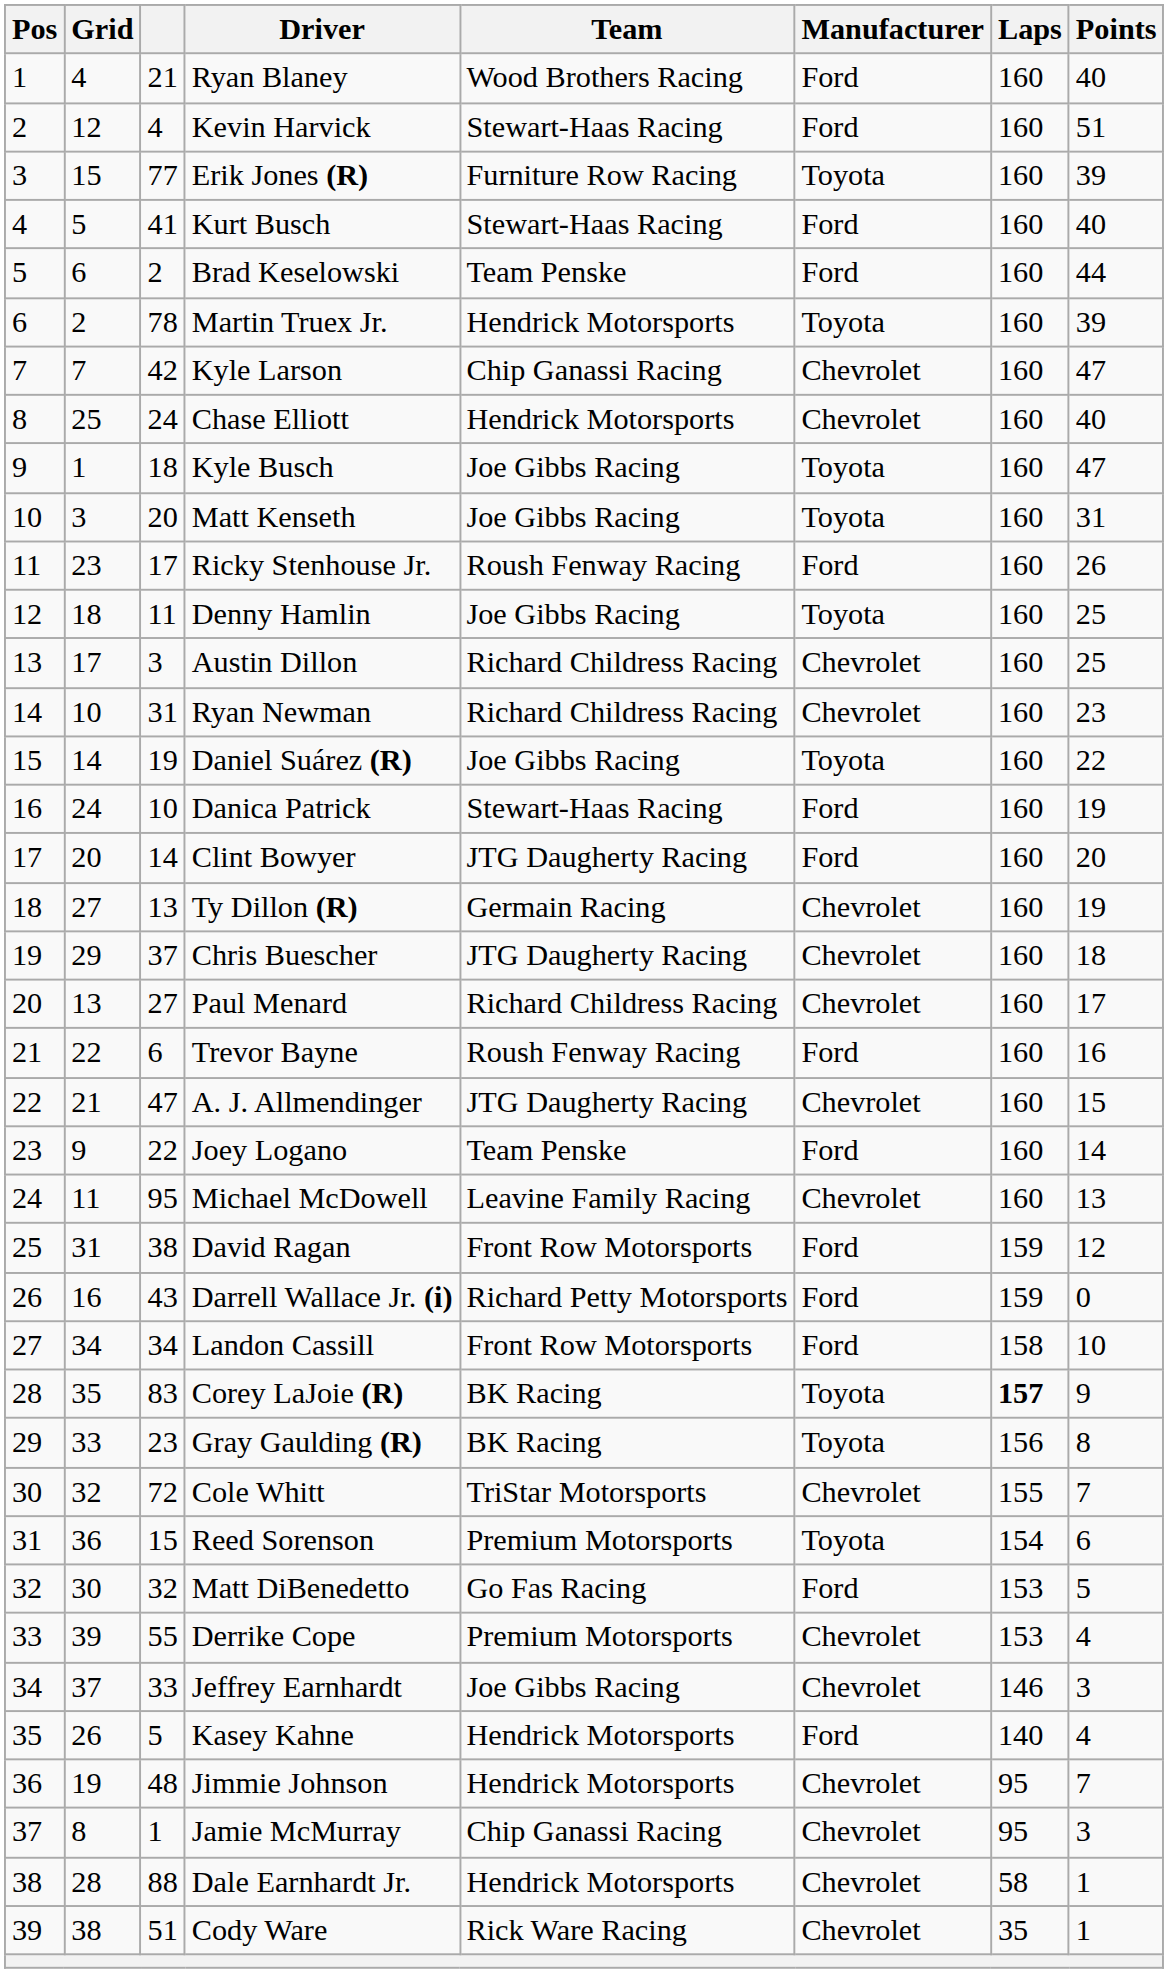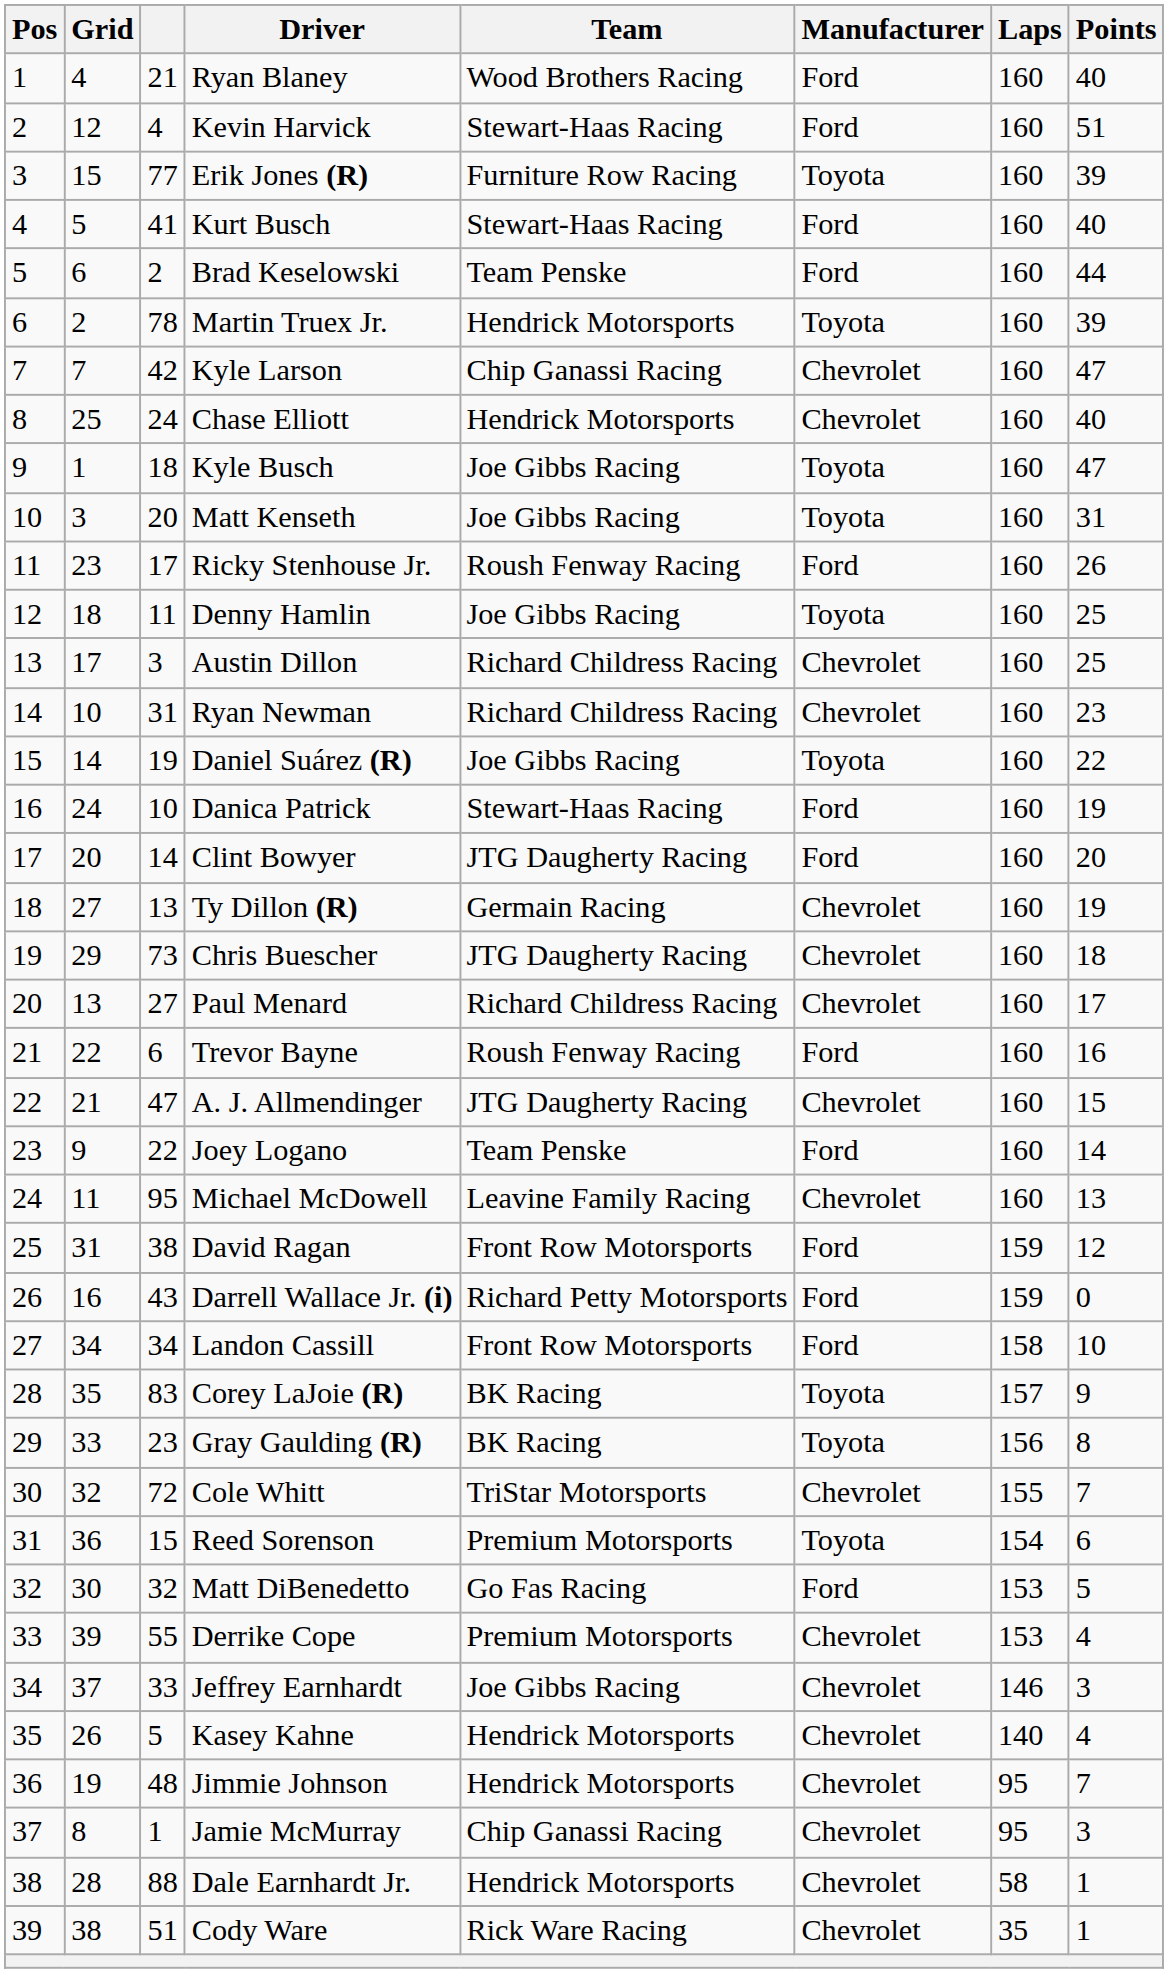(163, 954) 37 -> (163, 954) 73
(1021, 1393) bold -> (1021, 1393) normal
(830, 1734) Ford -> (861, 1734) Chevrolet
